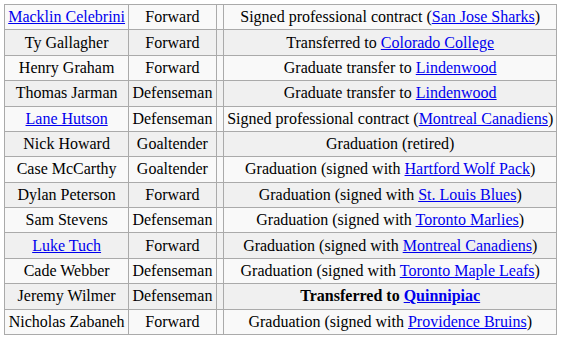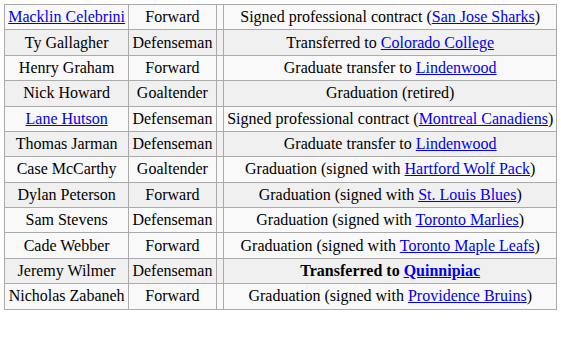(172, 42) Forward -> (172, 42) Defenseman
rows swapped: (67, 144) <-> (67, 93)
- row: (67, 245)
(172, 270) Defenseman -> (172, 245) Forward
